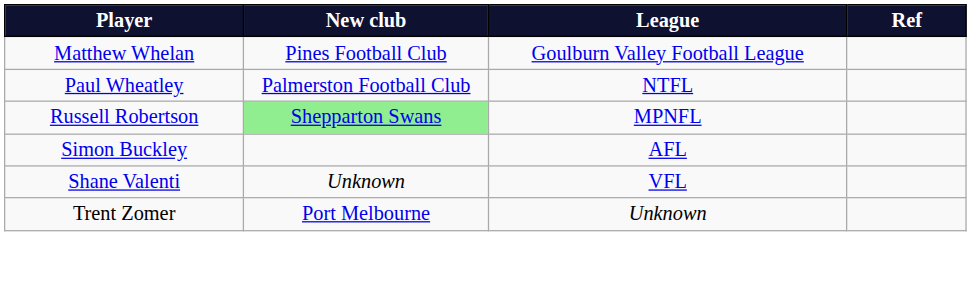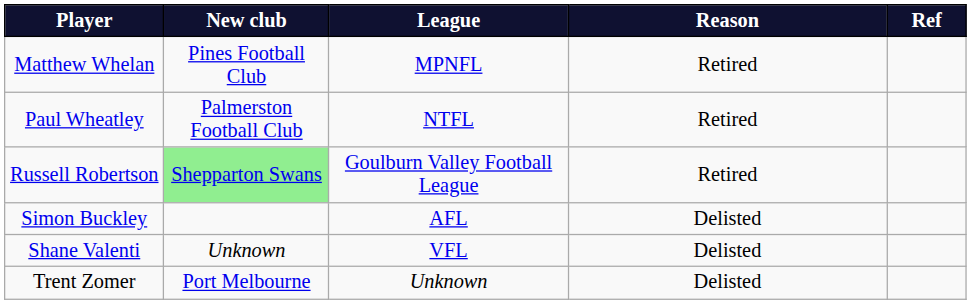+ column: (727, 20)
(668, 52) Goulburn Valley Football League -> (449, 64) MPNFL
(668, 117) MPNFL -> (449, 174) Goulburn Valley Football League
